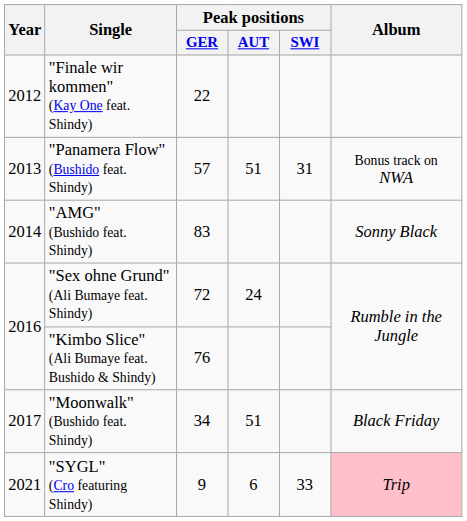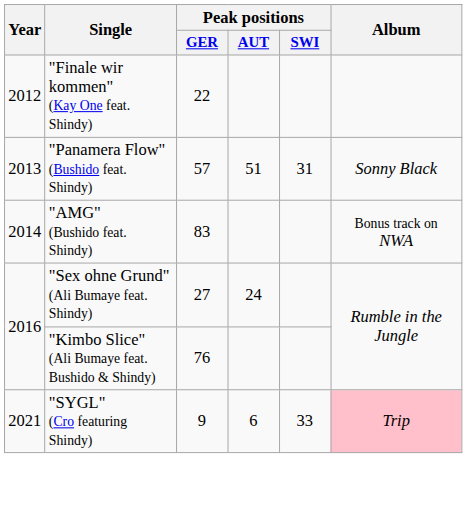(396, 169) Bonus track on NWA -> (396, 168) Sonny Black
(396, 231) Sonny Black -> (396, 232) Bonus track on NWA
(202, 294) 72 -> (202, 294) 27
- row: (91, 421)
